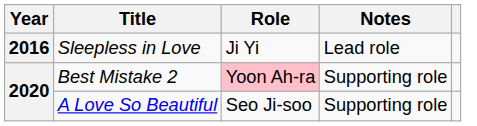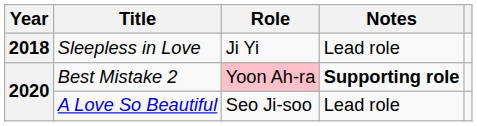(29, 47) 2016 -> (29, 47) 2018
(386, 76) normal -> (392, 76) bold
(386, 105) Supporting role -> (362, 105) Lead role
